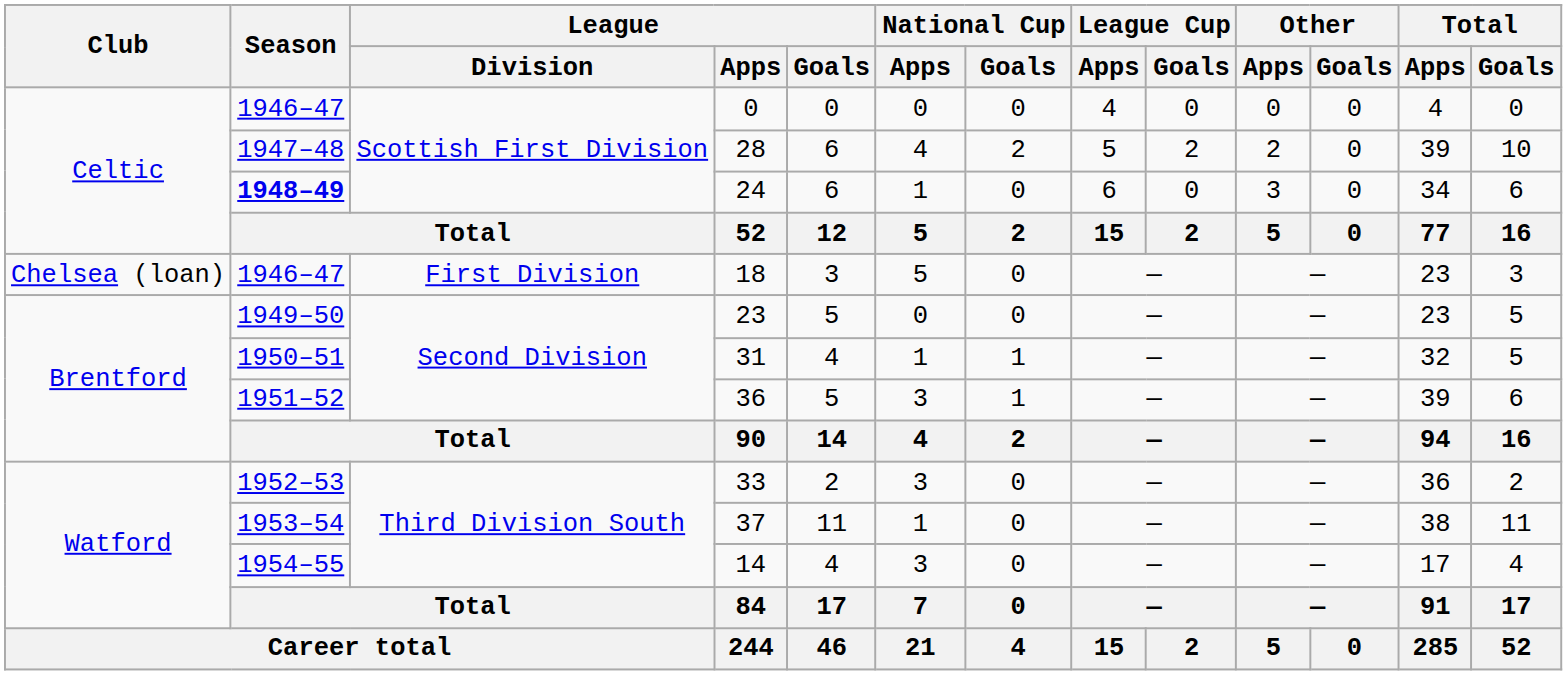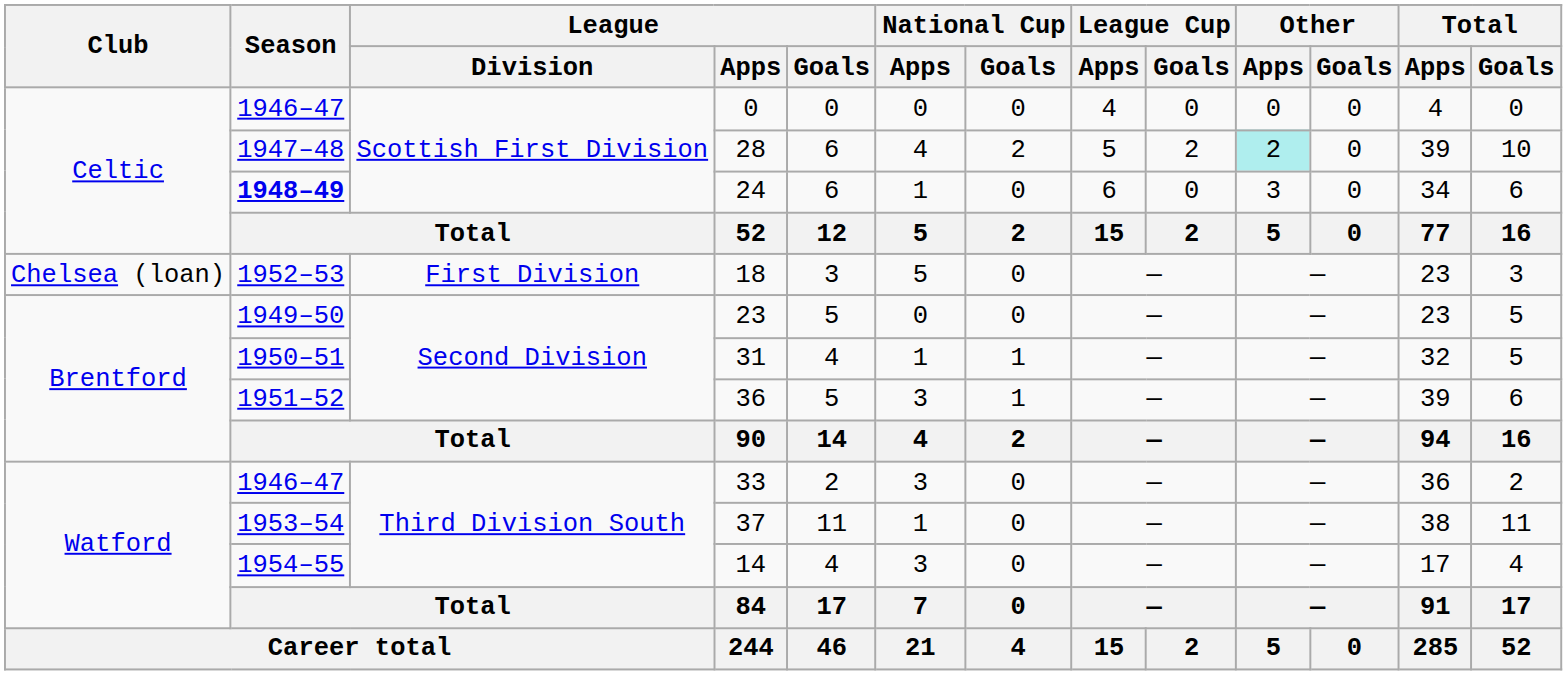(1273, 150) no background -> (1273, 150) paleturquoise background
(291, 275) 1946–47 -> (291, 275) 1952–53
(291, 483) 1952–53 -> (291, 483) 1946–47
